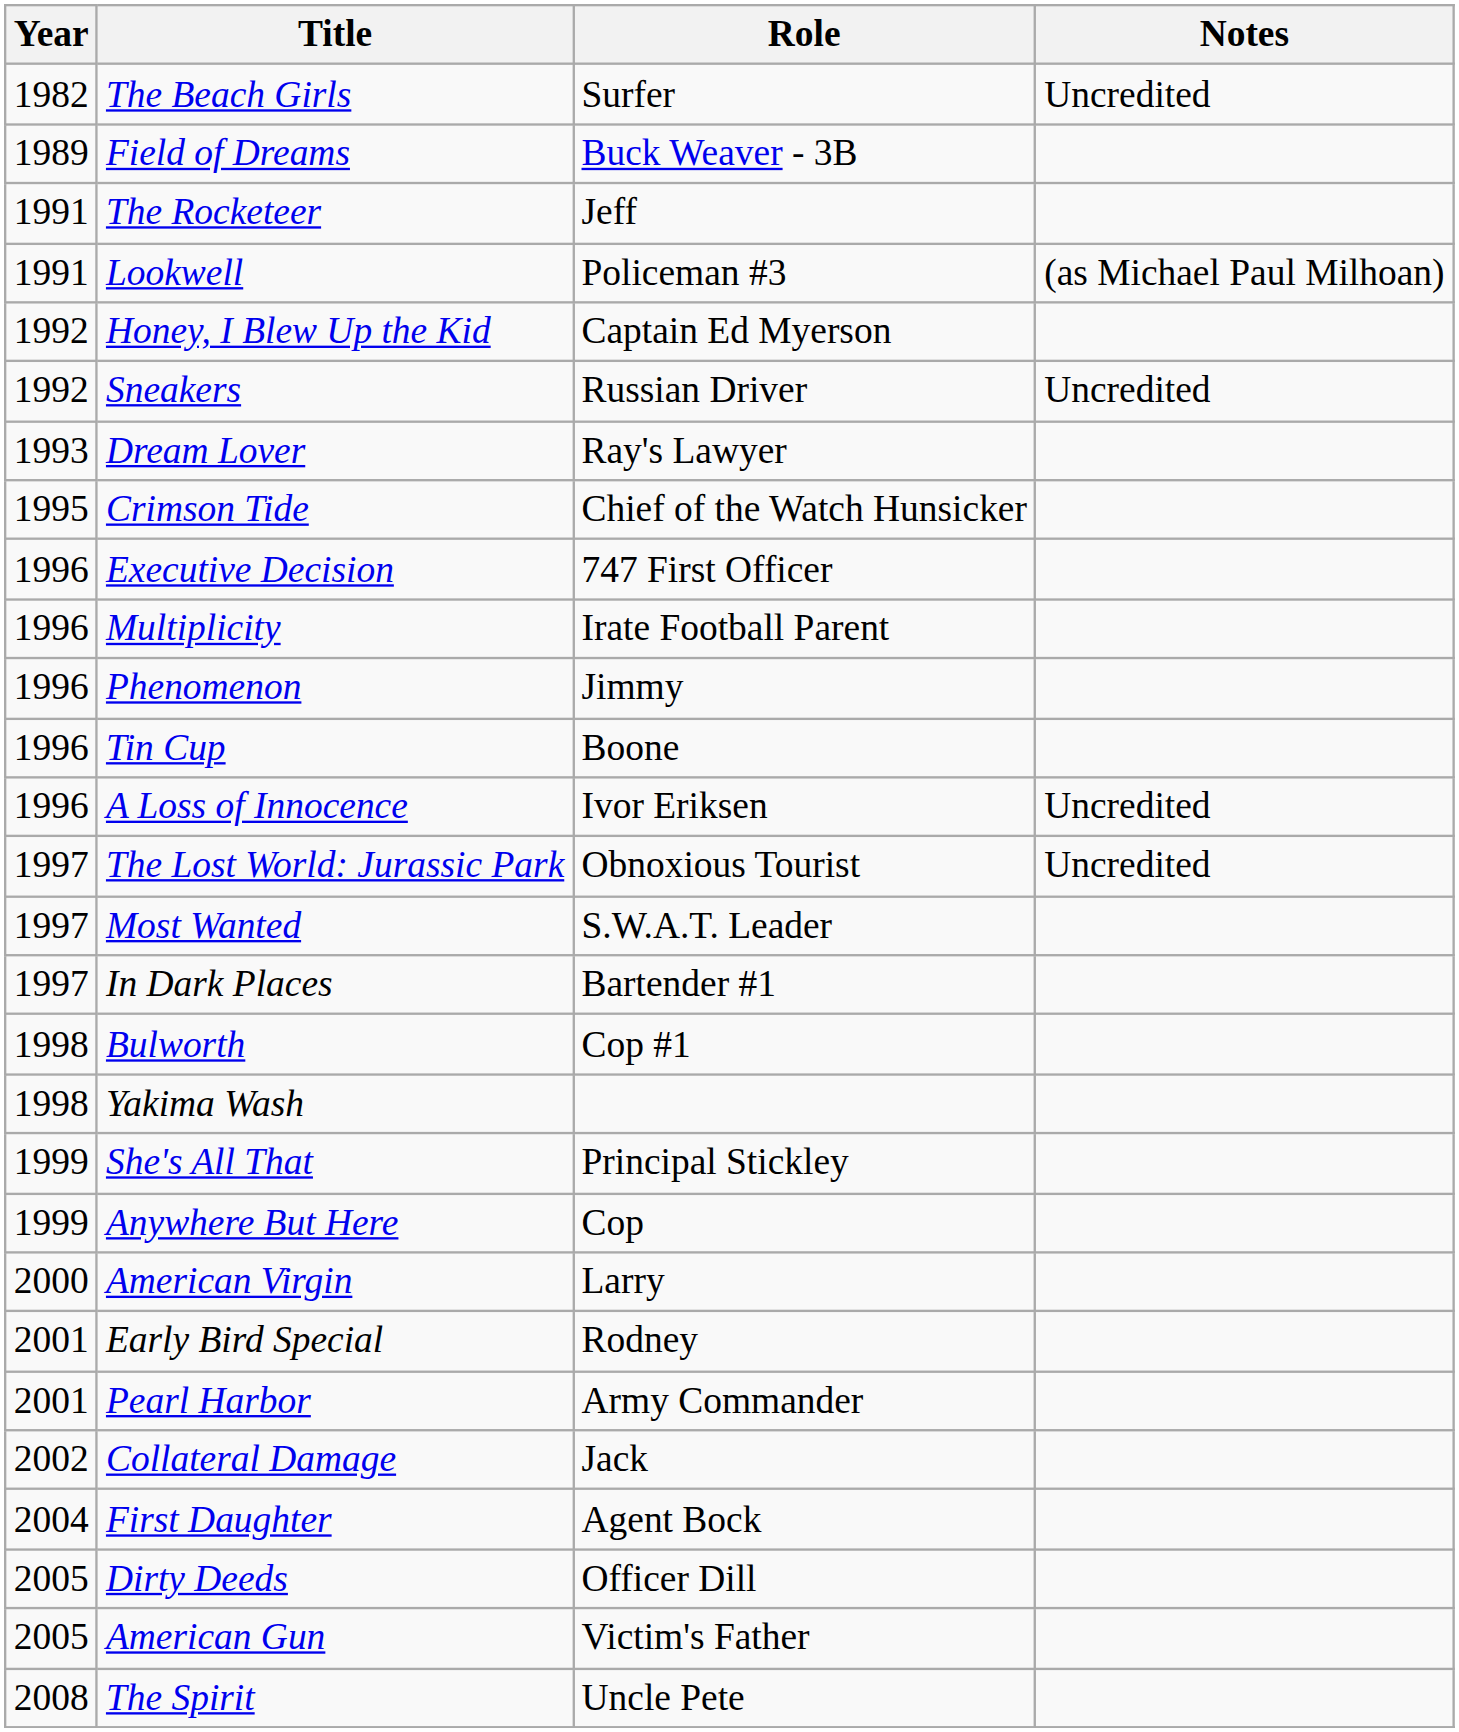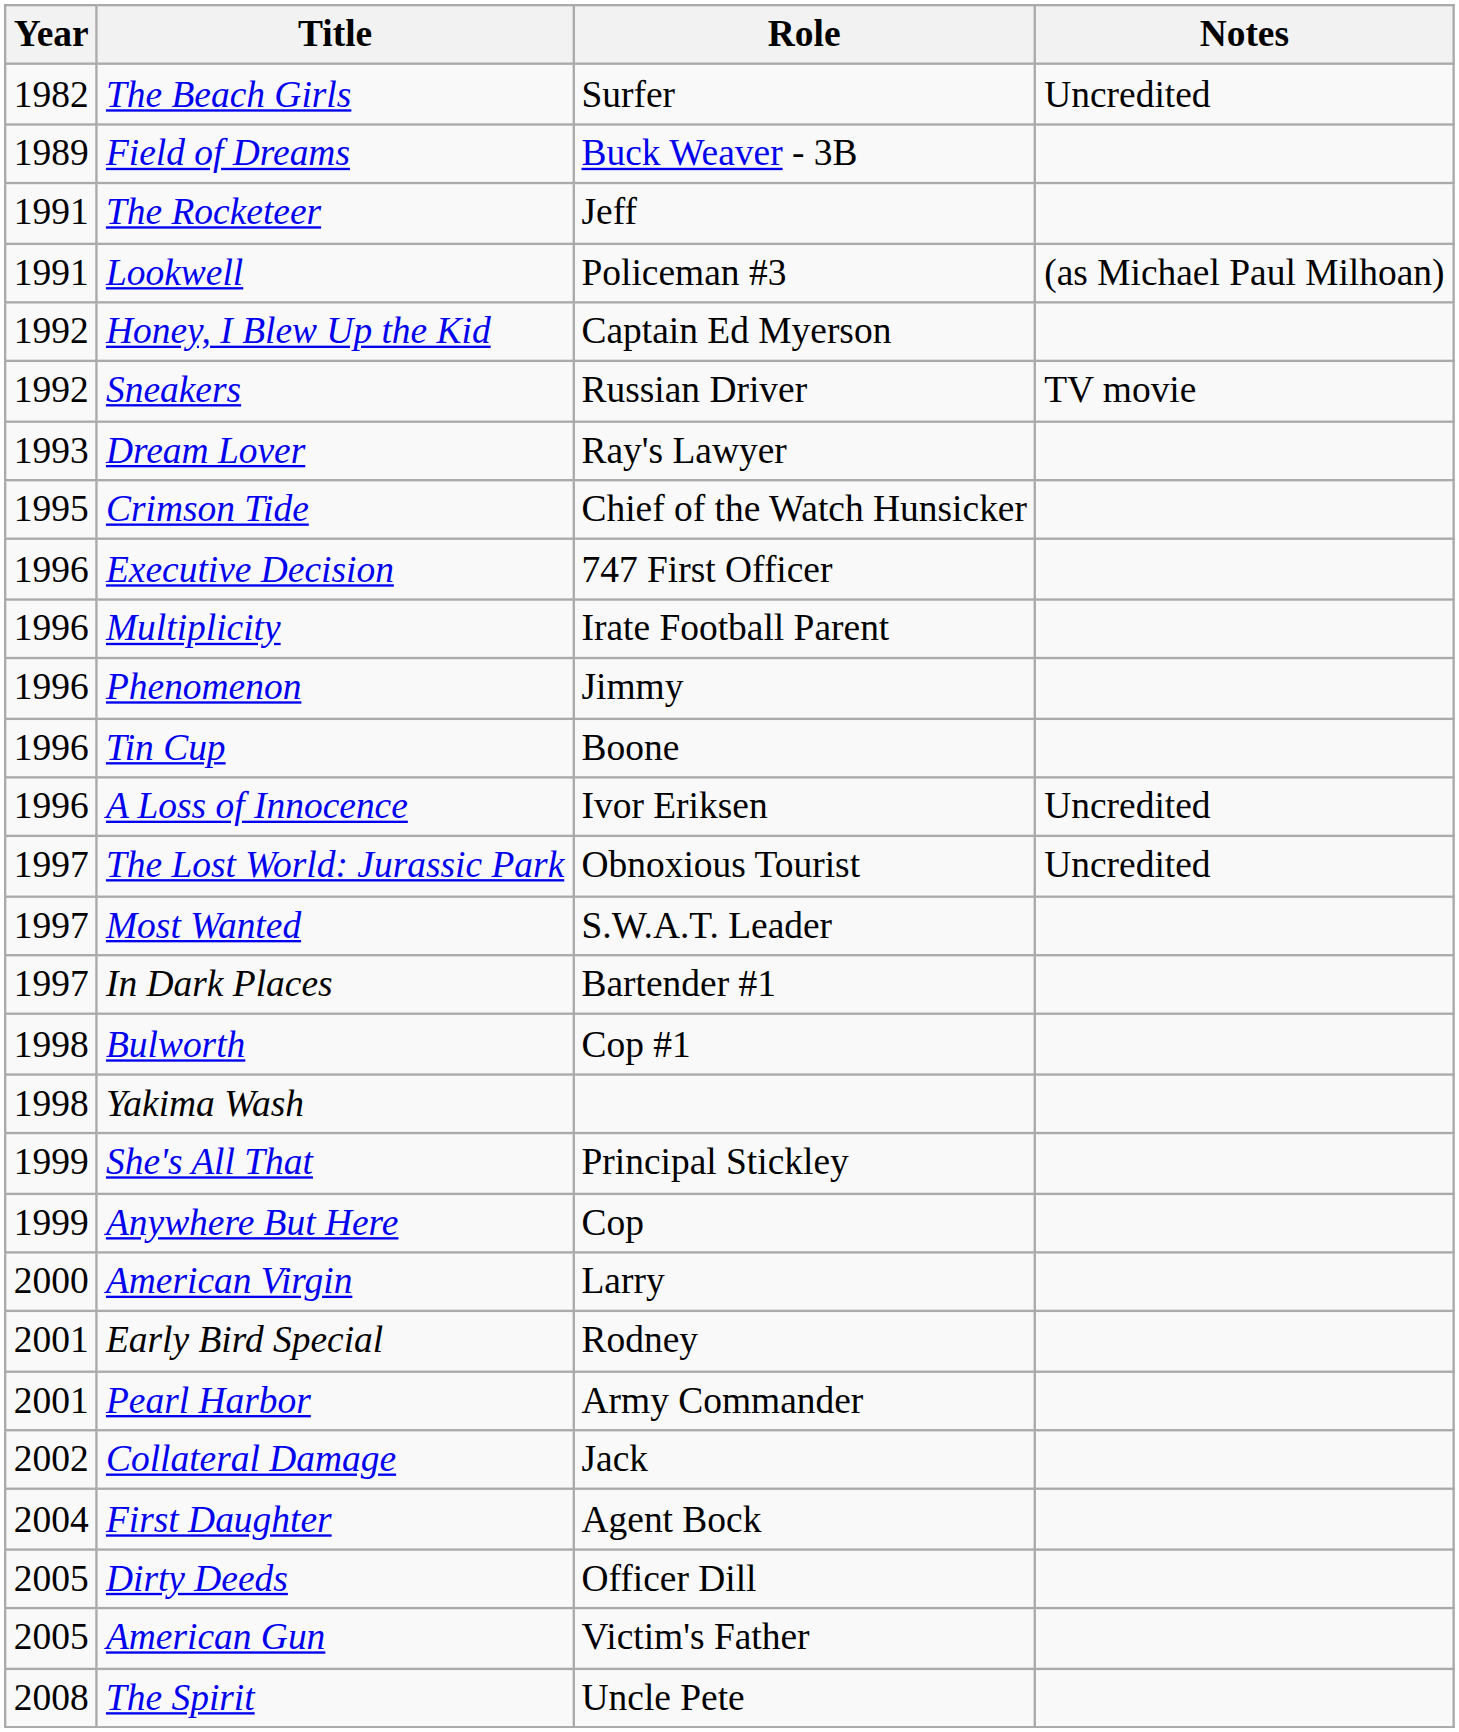(1127, 390) Uncredited -> (1120, 390) TV movie
